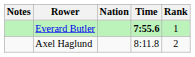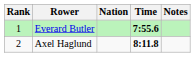columns swapped: (176, 12) <-> (19, 12)
(146, 44) normal -> (146, 44) bold
